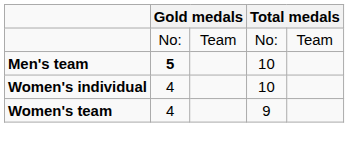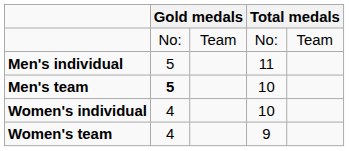+ row: (66, 64)
